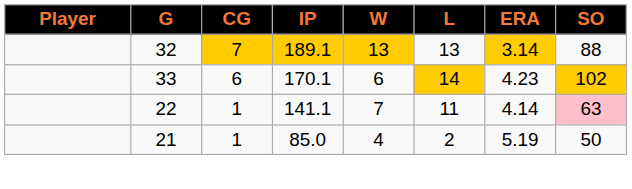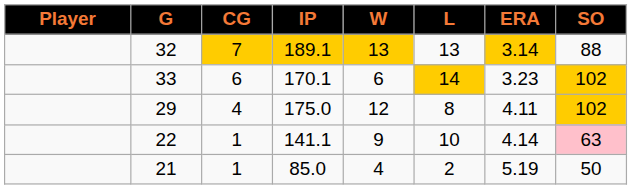(520, 79) 4.23 -> (520, 79) 3.23
+ row: (308, 109)
(378, 109) 7 -> (378, 139) 9
(449, 109) 11 -> (449, 139) 10
